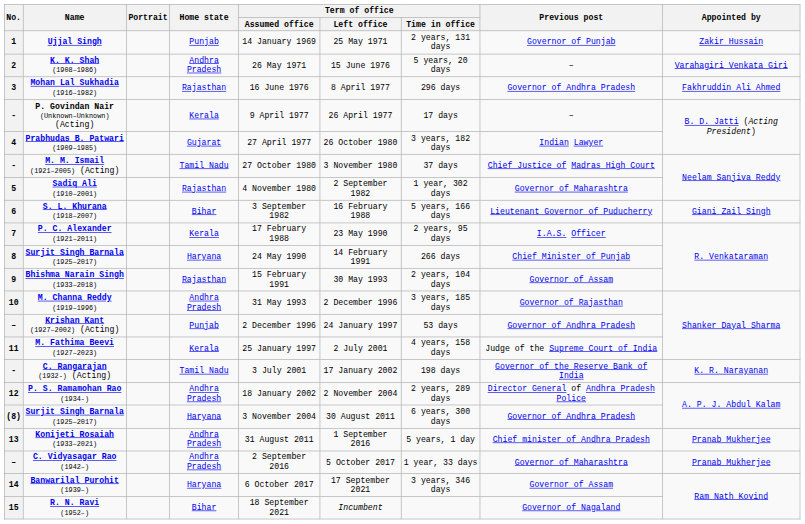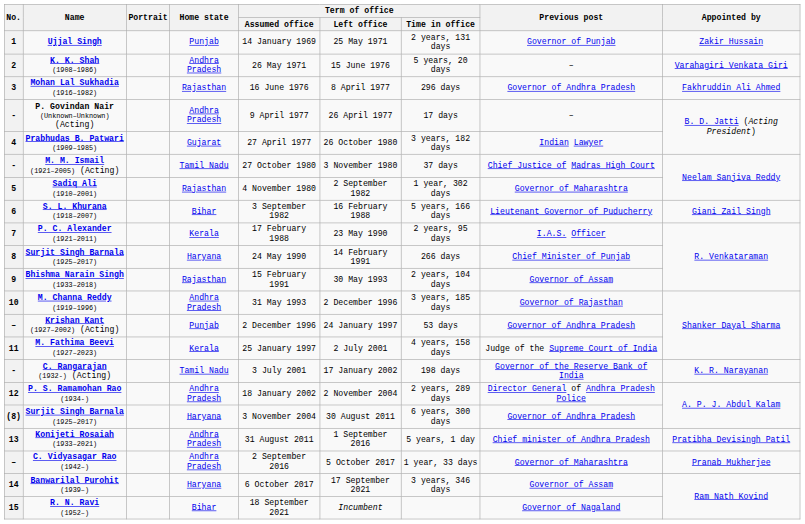(204, 116) Kerala -> (204, 116) Andhra Pradesh
(731, 439) Pranab Mukherjee -> (731, 439) Pratibha Devisingh Patil
